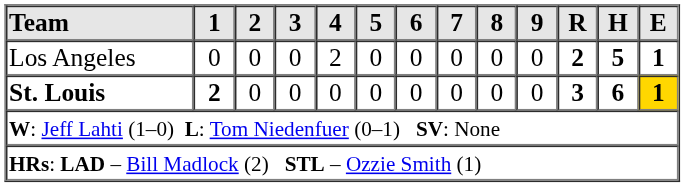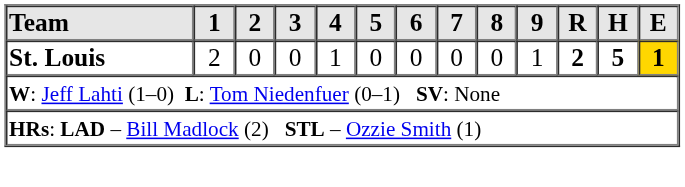- row: (72, 57)
(214, 92) bold -> (214, 57) normal
(335, 92) 0 -> (335, 57) 1
(537, 92) 0 -> (537, 57) 1
(578, 92) 3 -> (578, 57) 2
(618, 92) 6 -> (618, 57) 5
